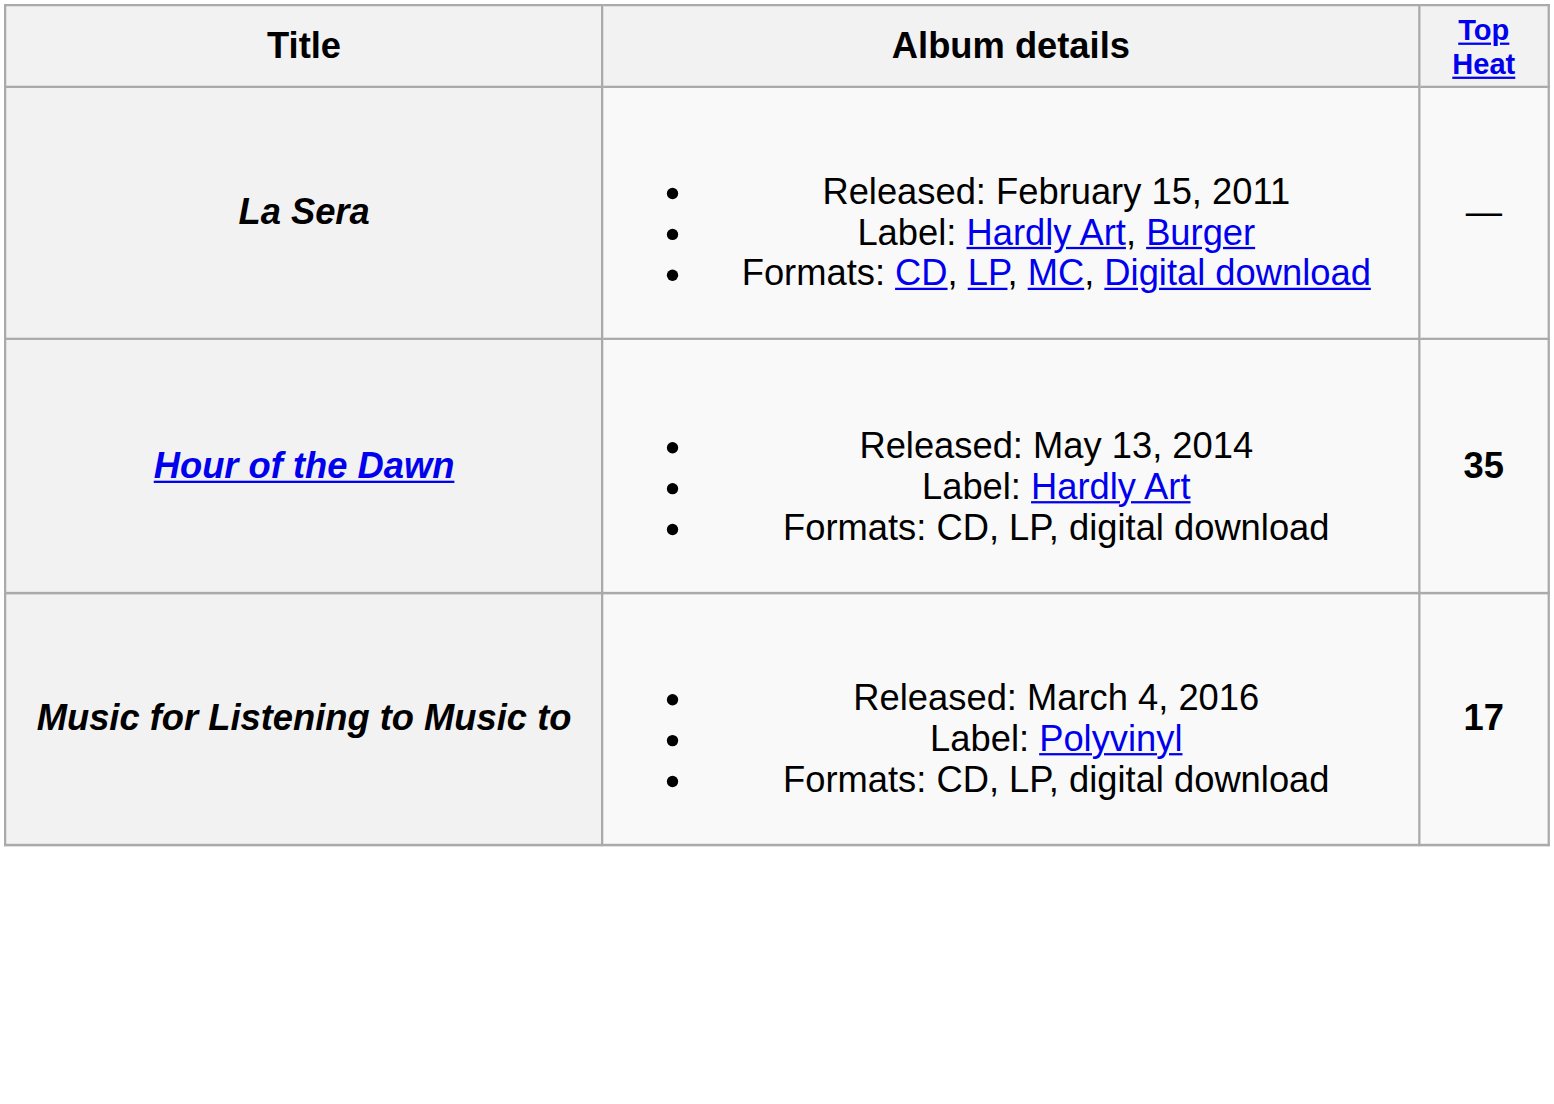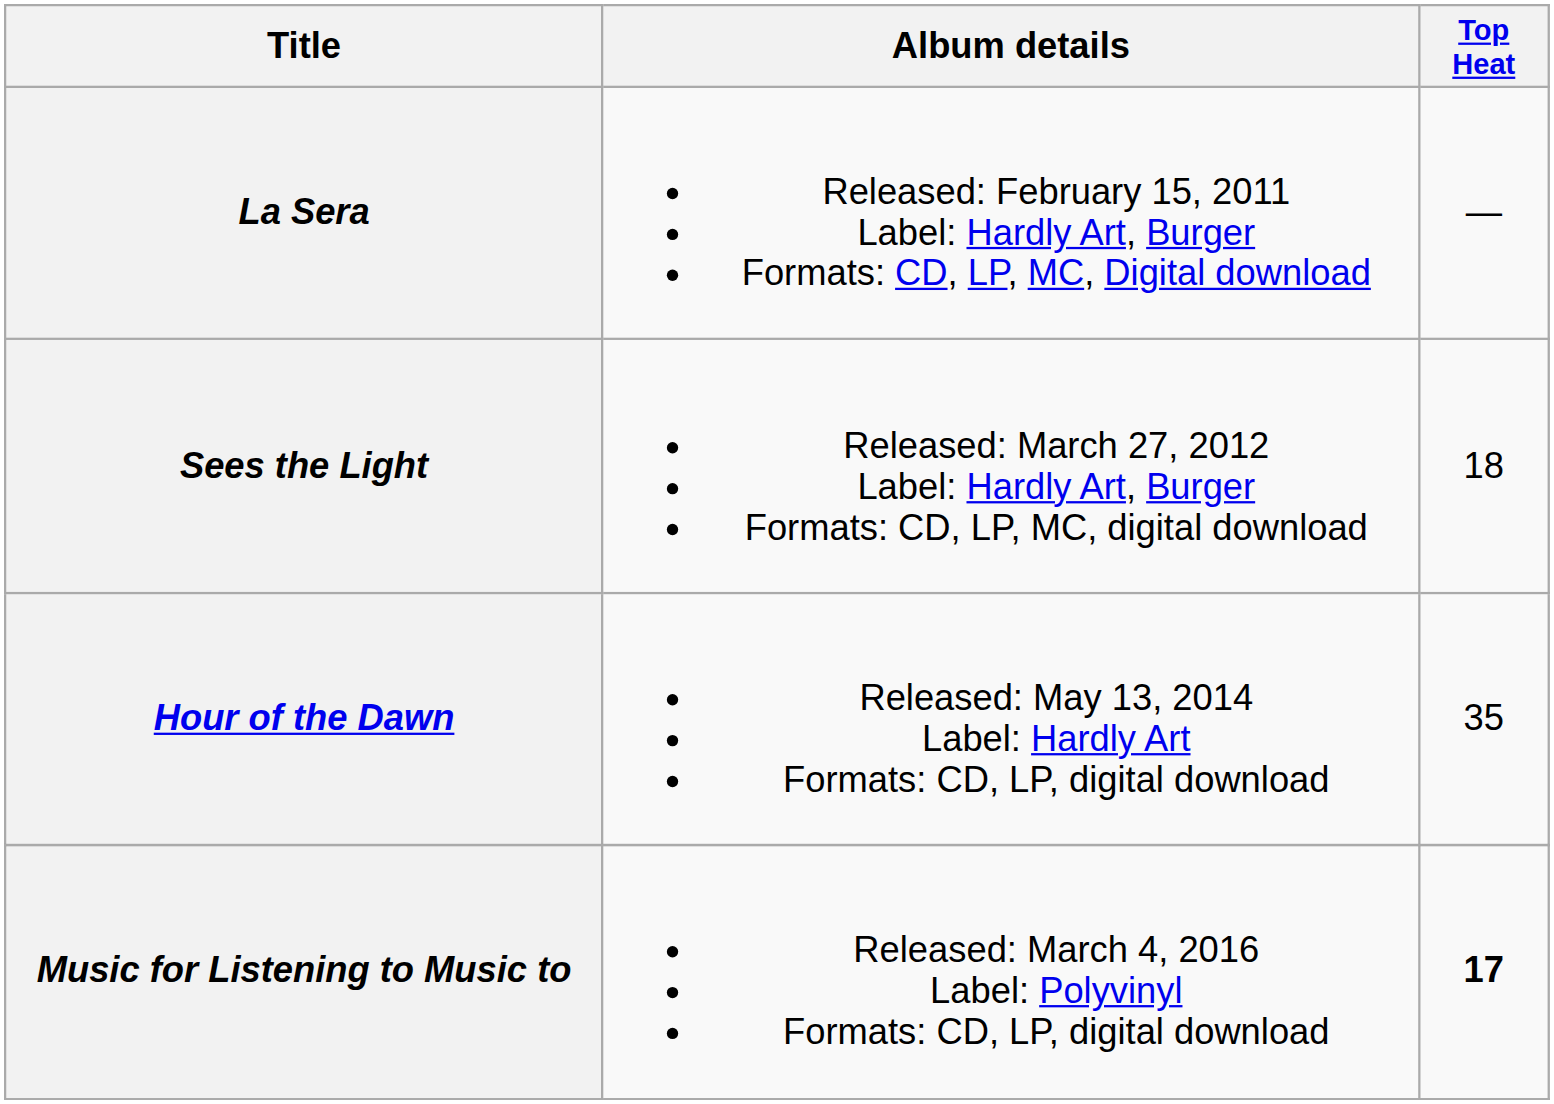+ row: (304, 465)
(1484, 465) bold -> (1484, 718) normal
